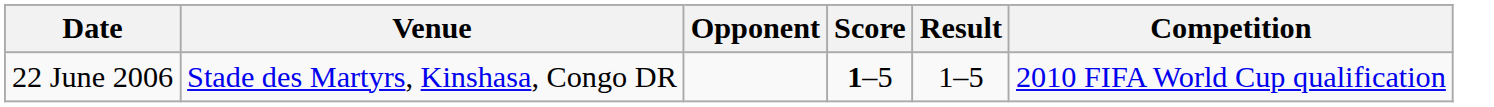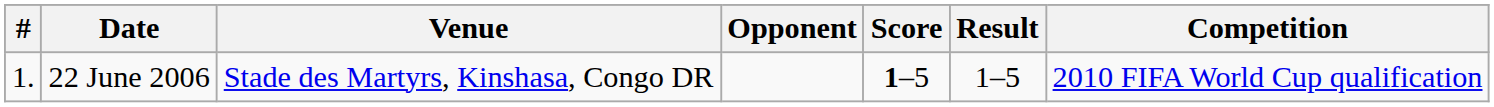+ column: (23, 28)
